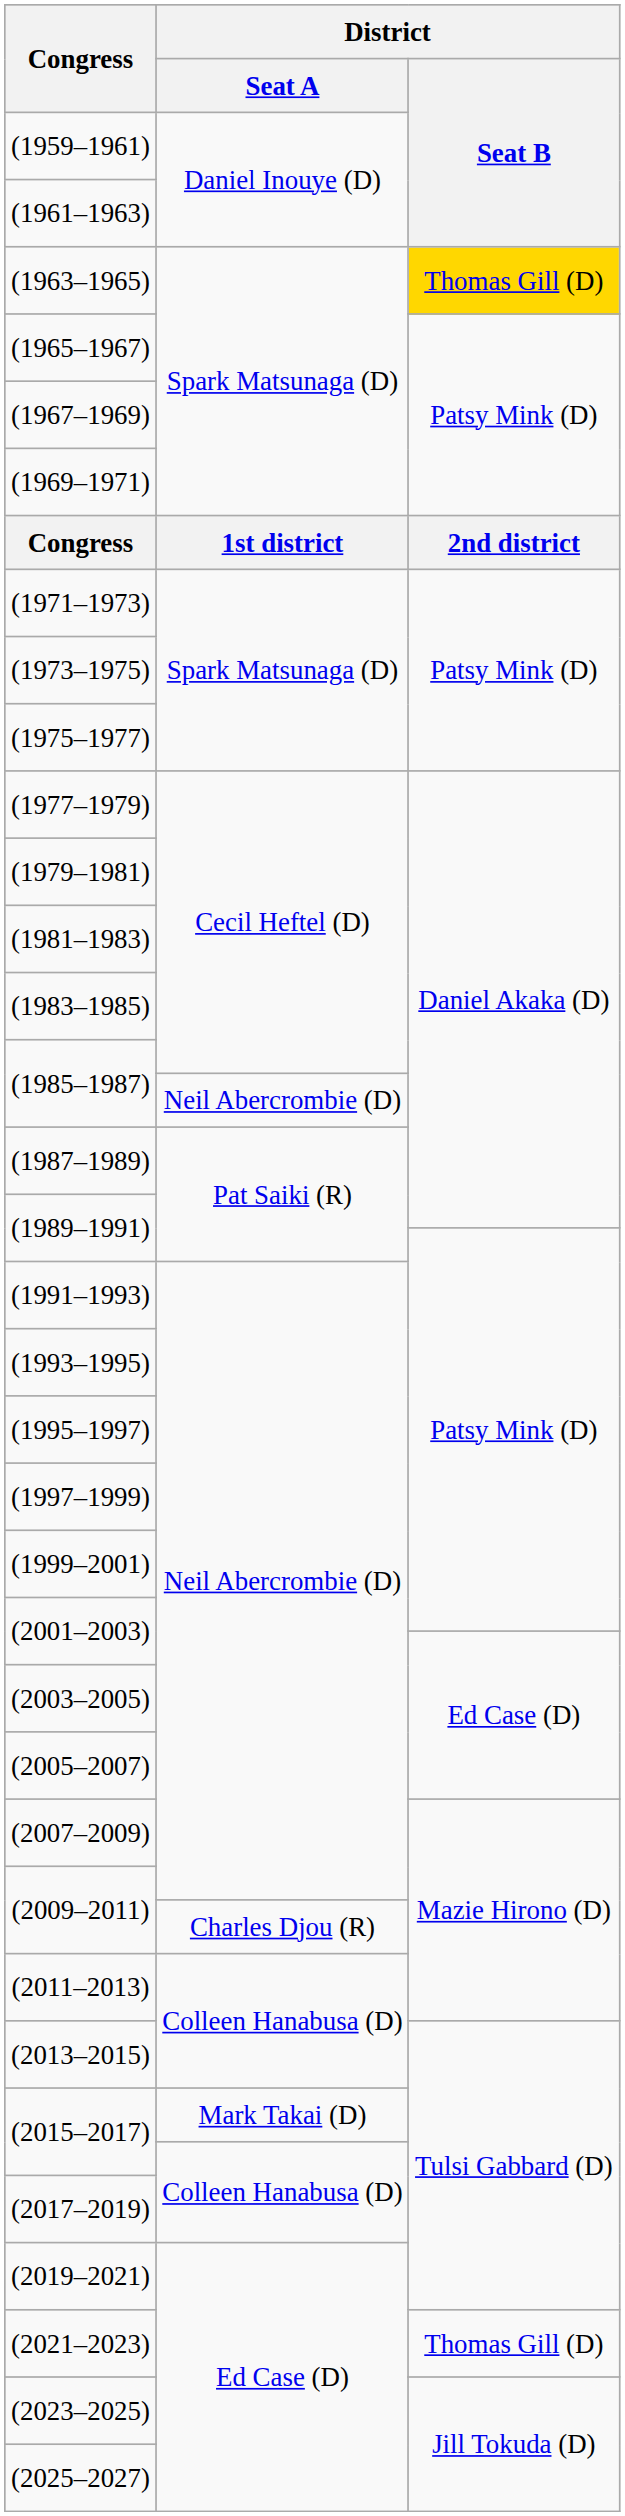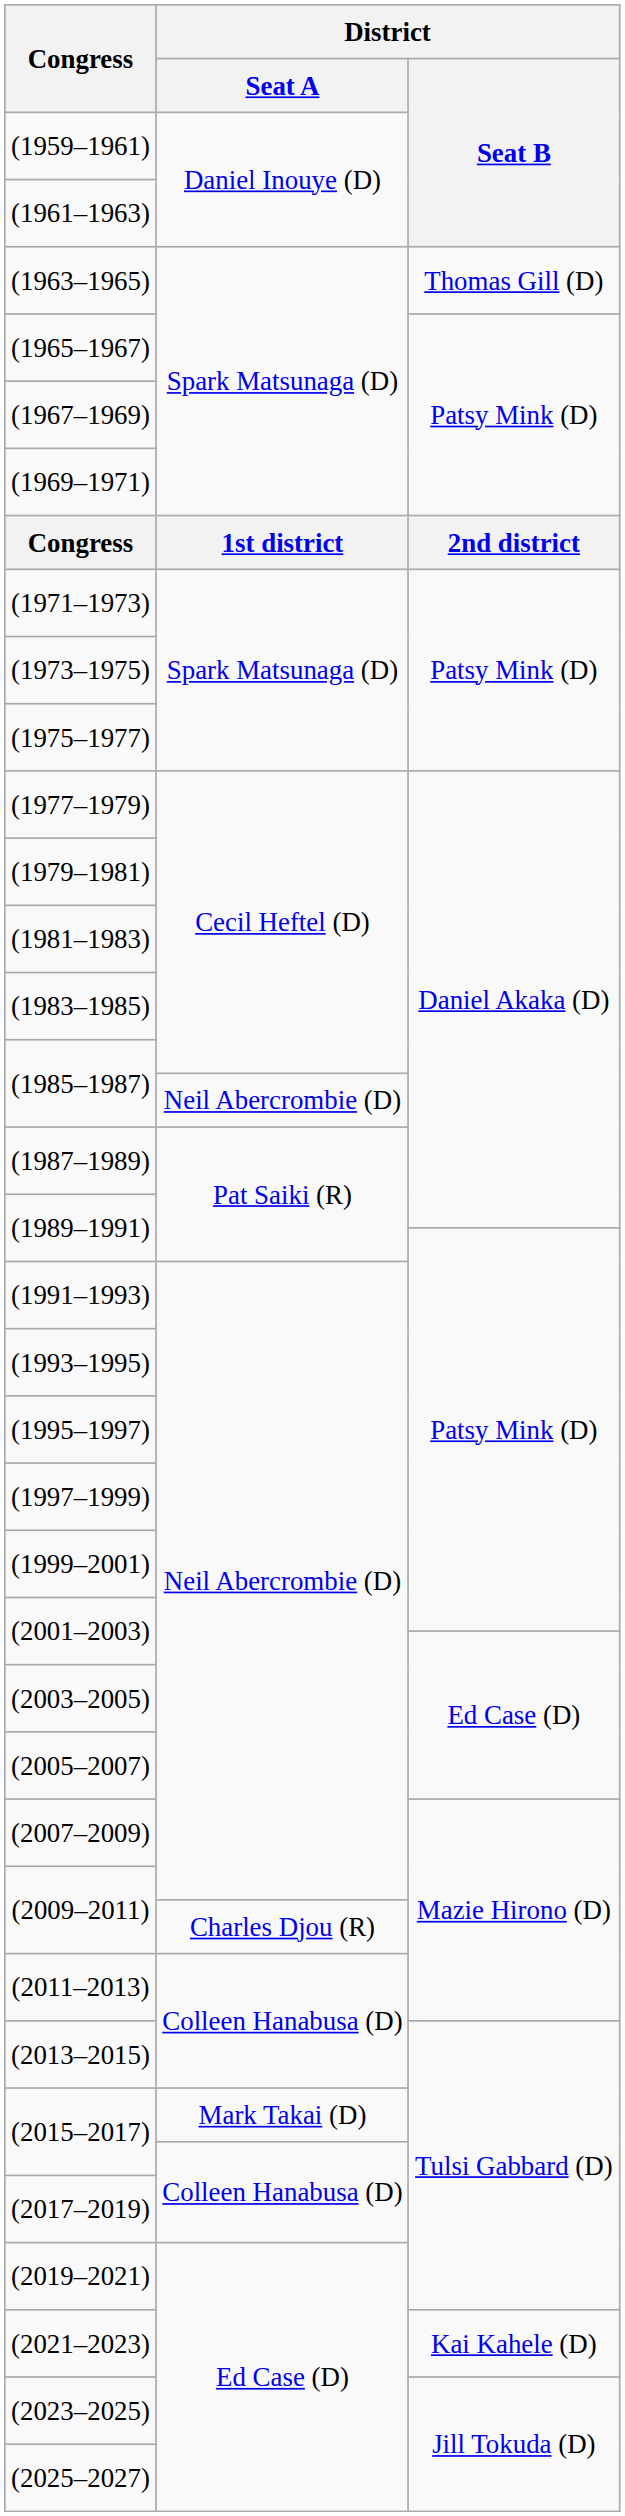(514, 280) gold background -> (514, 280) no background
(514, 2343) Thomas Gill (D) -> (514, 2343) Kai Kahele (D)
